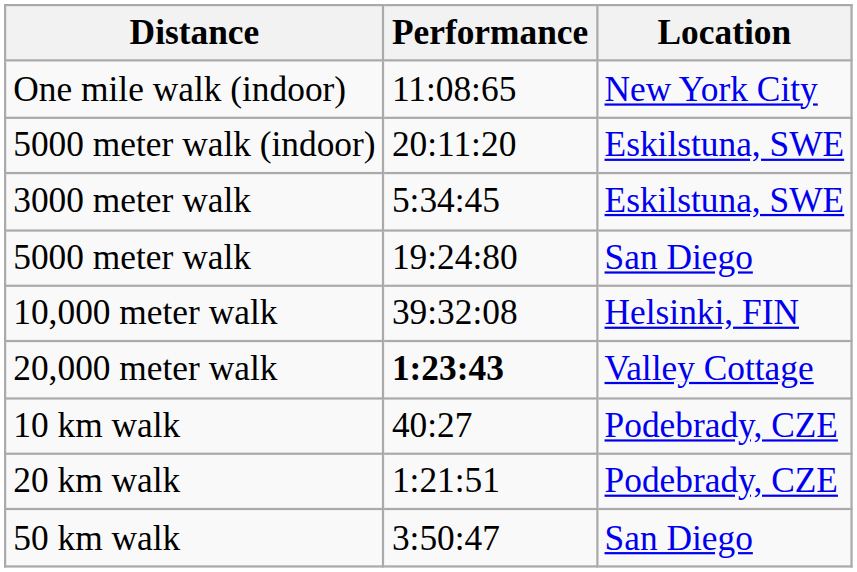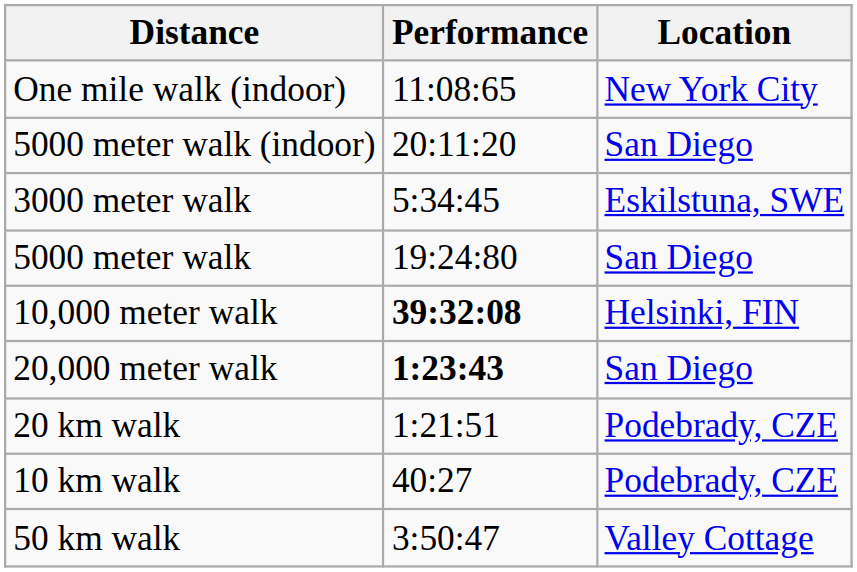(724, 144) Eskilstuna, SWE -> (679, 144) San Diego
(455, 312) normal -> (457, 312) bold
(709, 369) Valley Cottage -> (679, 369) San Diego
rows swapped: (97, 425) <-> (97, 481)
(679, 537) San Diego -> (709, 537) Valley Cottage
